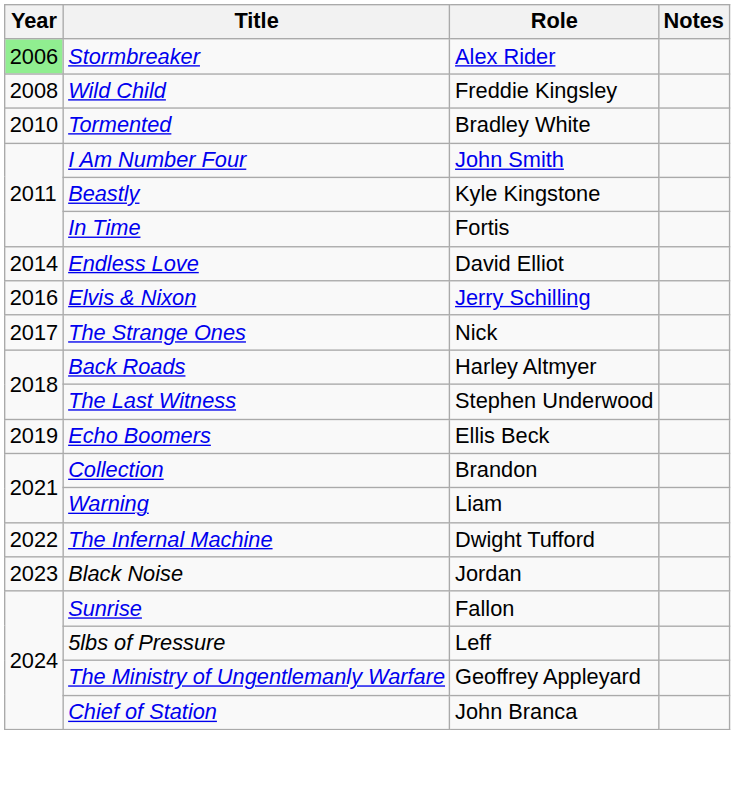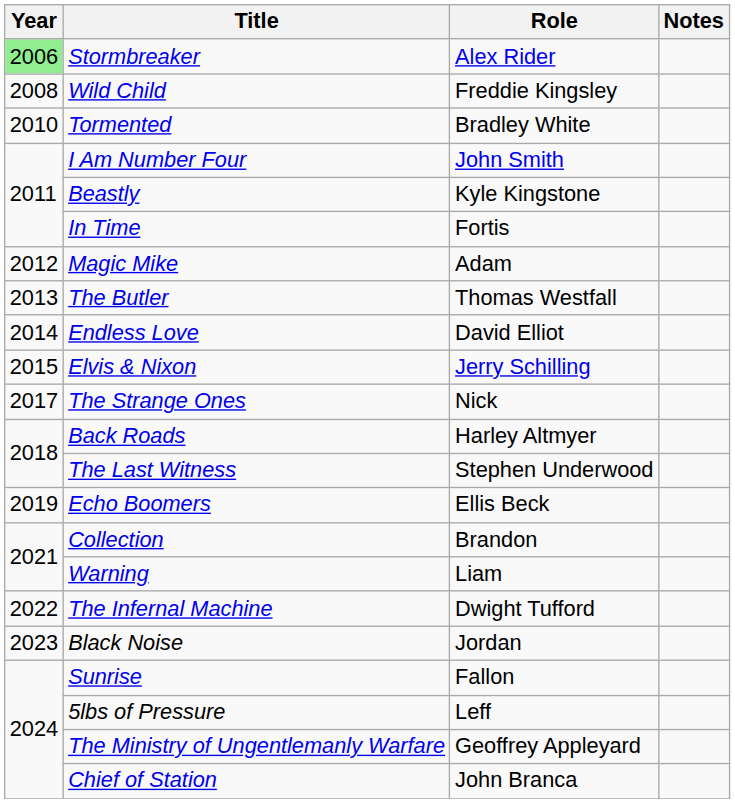+ row: (123, 263)
+ row: (118, 297)
(34, 297) 2016 -> (34, 366) 2015
